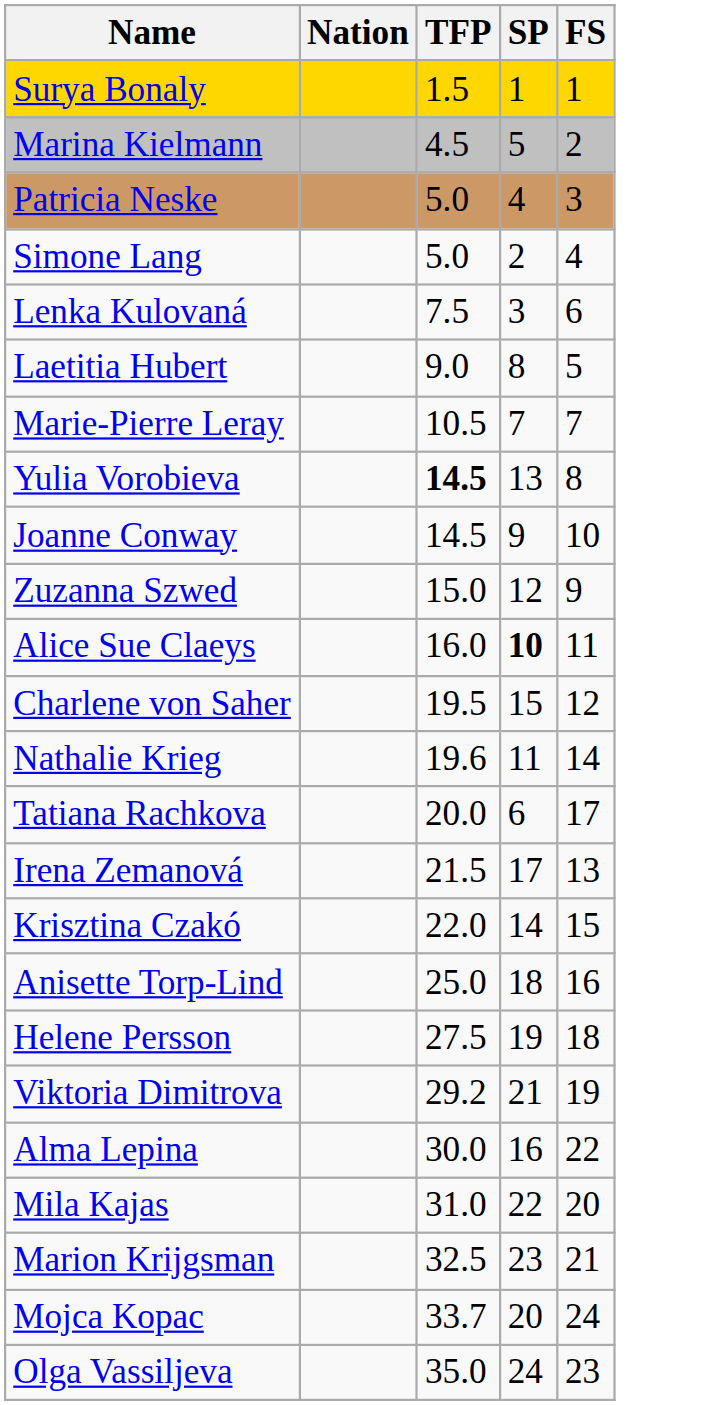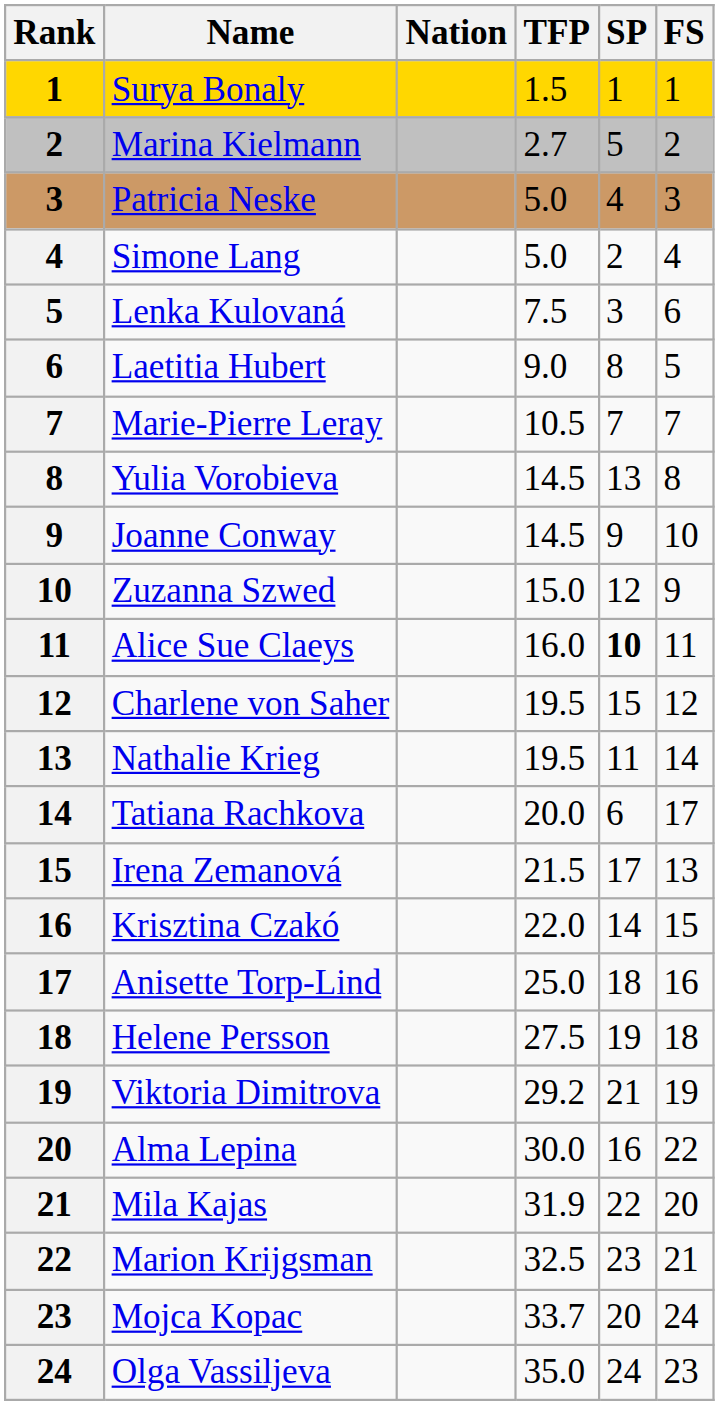+ column: (54, 32)
(447, 144) 4.5 -> (545, 144) 2.7
(456, 479) bold -> (554, 479) normal
(456, 758) 19.6 -> (554, 758) 19.5
(456, 1204) 31.0 -> (554, 1204) 31.9
